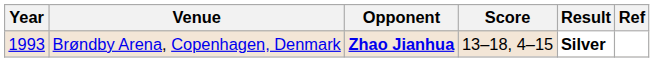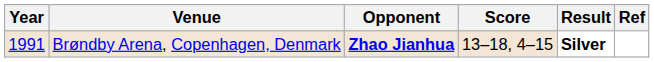(27, 44) 1993 -> (27, 44) 1991
